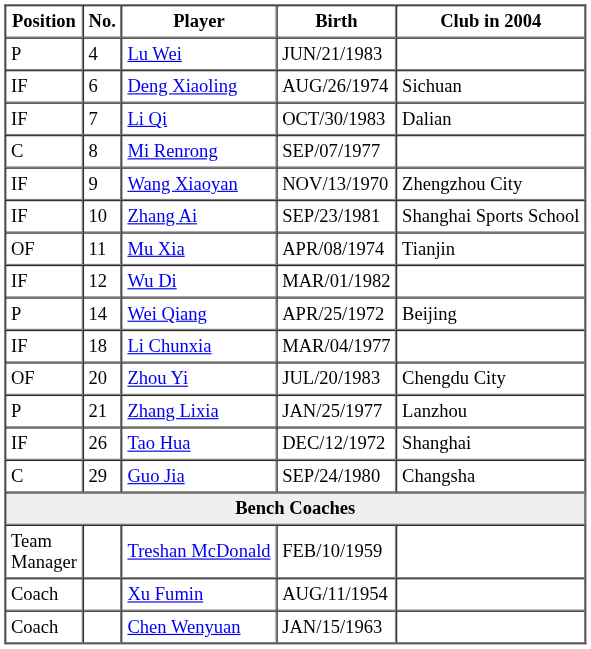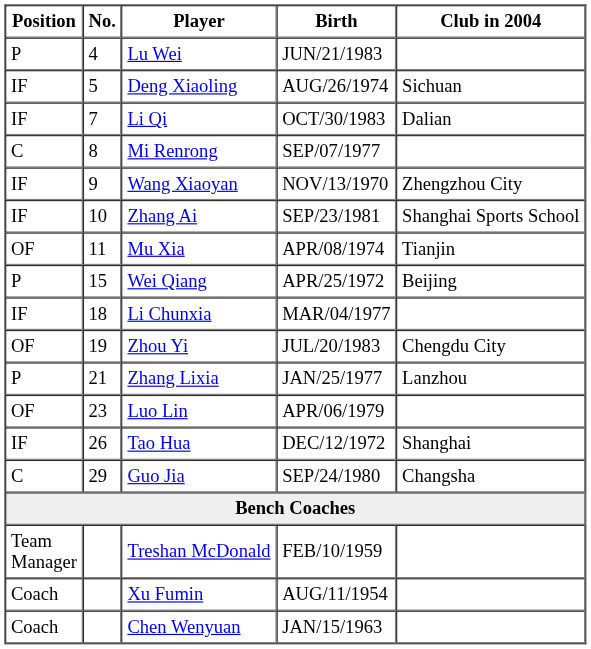(93, 86) 6 -> (93, 86) 5
- row: (152, 281)
(98, 313) 14 -> (98, 281) 15
(98, 378) 20 -> (98, 346) 19
+ row: (158, 411)
